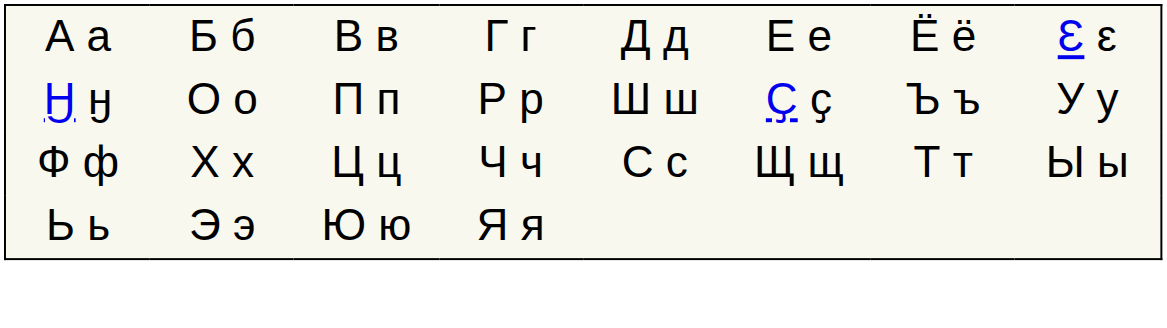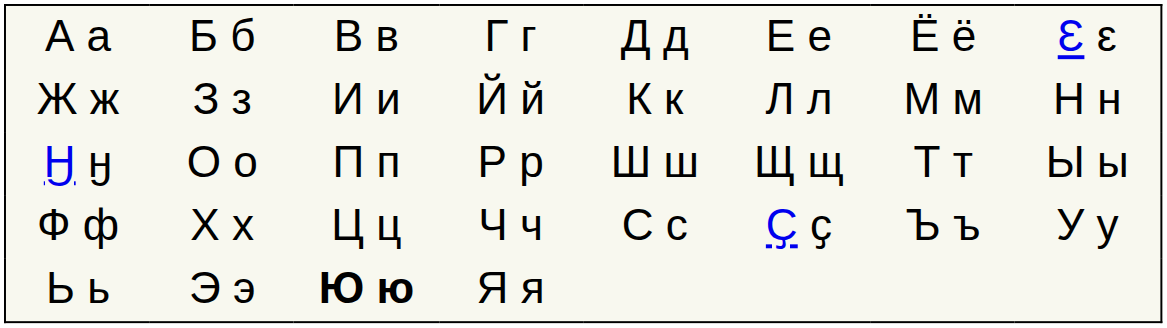+ row: (78, 100)
(799, 100) Ҫ ҫ -> (799, 163) Щ щ
(943, 100) Ъ ъ -> (943, 163) Т т
(1087, 100) У у -> (1087, 163) Ы ы
(799, 163) Щ щ -> (799, 226) Ҫ ҫ
(943, 163) Т т -> (943, 226) Ъ ъ
(1087, 163) Ы ы -> (1087, 226) У у
(366, 226) normal -> (366, 289) bold
